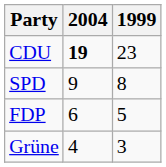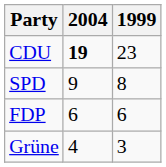(122, 114) 5 -> (122, 114) 6
